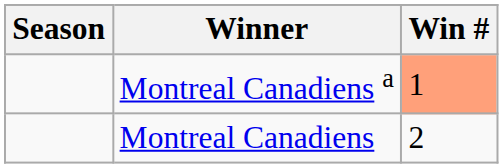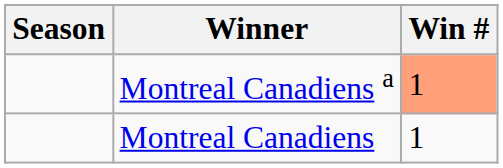(416, 137) 2 -> (416, 137) 1
